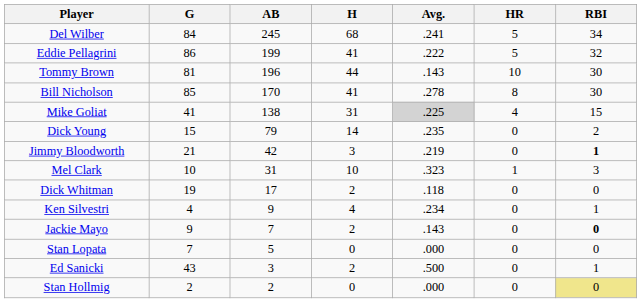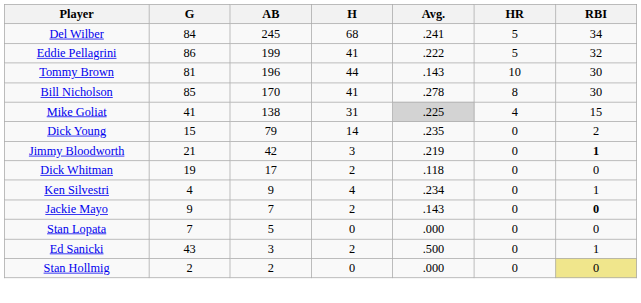- row: (77, 170)
